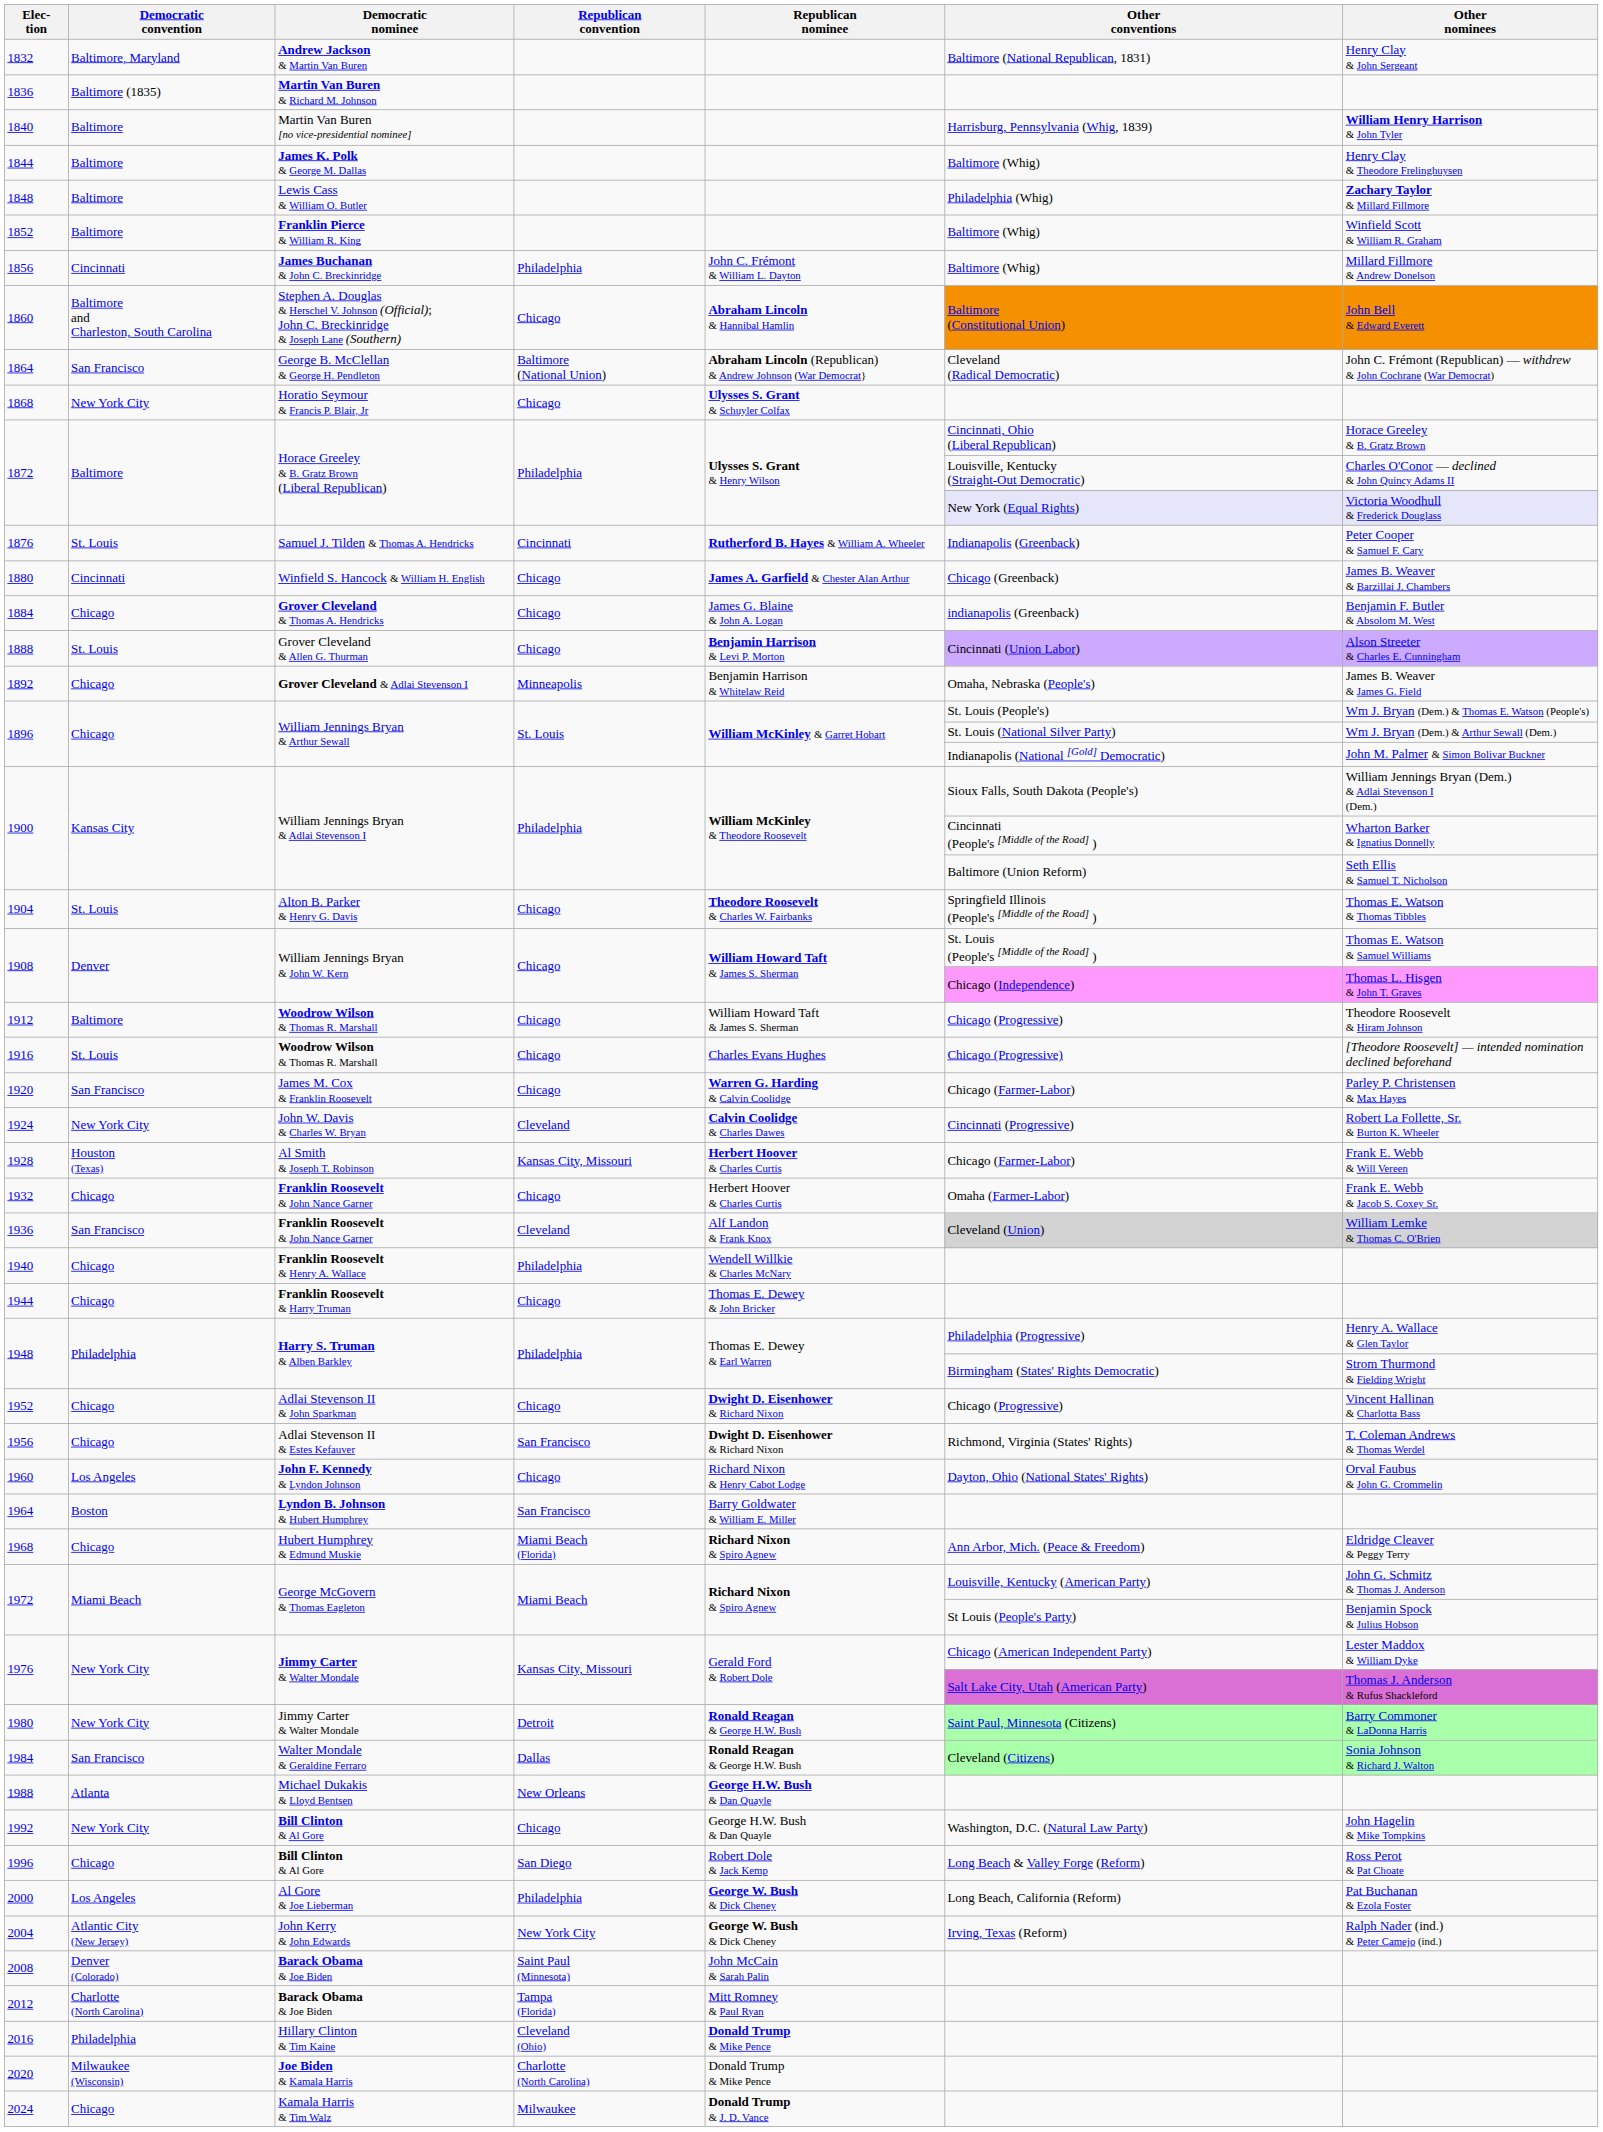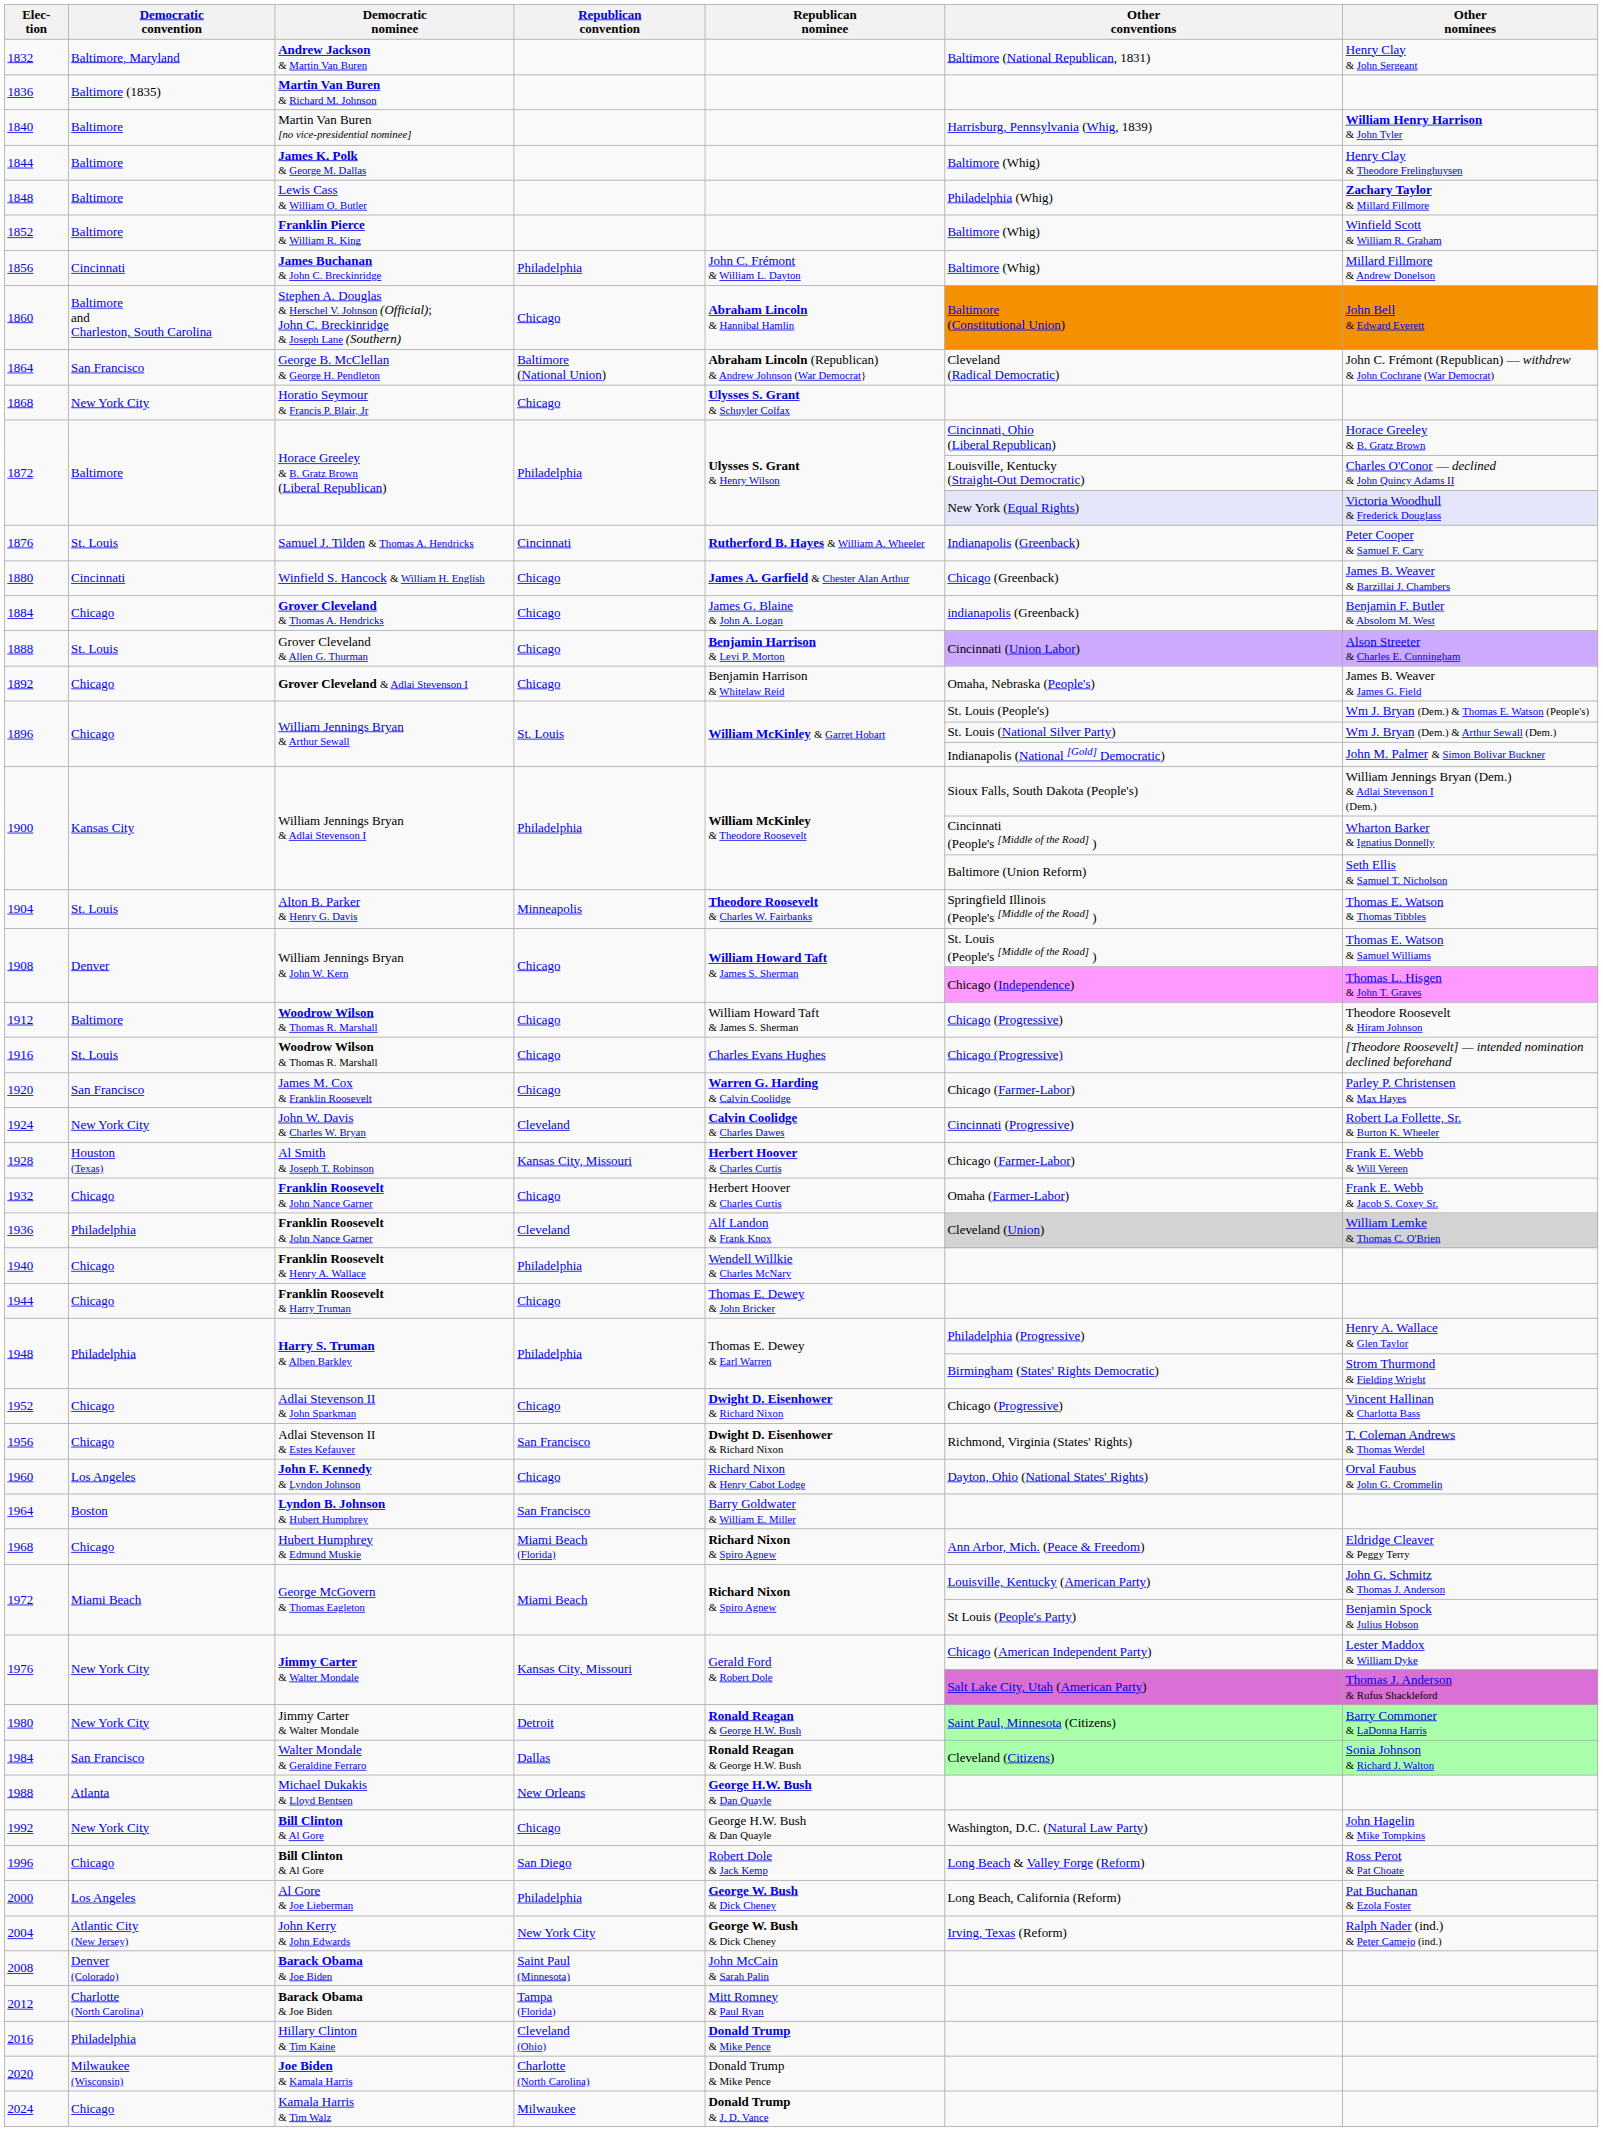(550, 683) Minneapolis -> (539, 683) Chicago
(539, 909) Chicago -> (550, 909) Minneapolis
(108, 1230) San Francisco -> (104, 1230) Philadelphia
